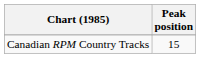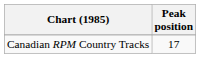(174, 44) 15 -> (174, 44) 17
